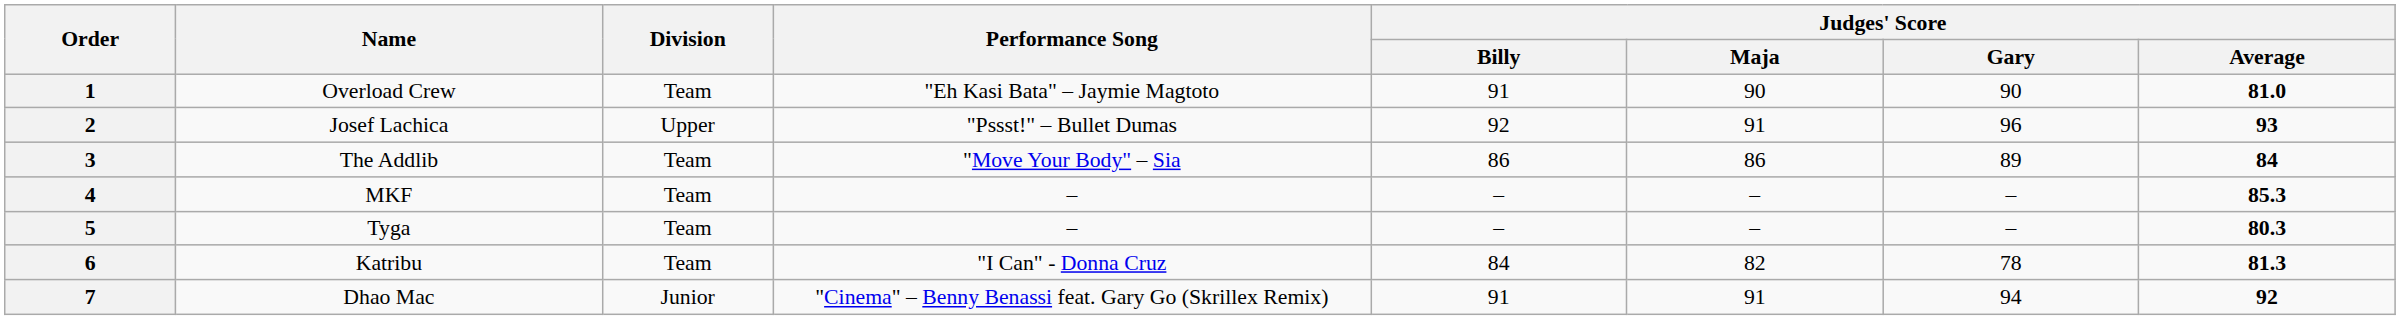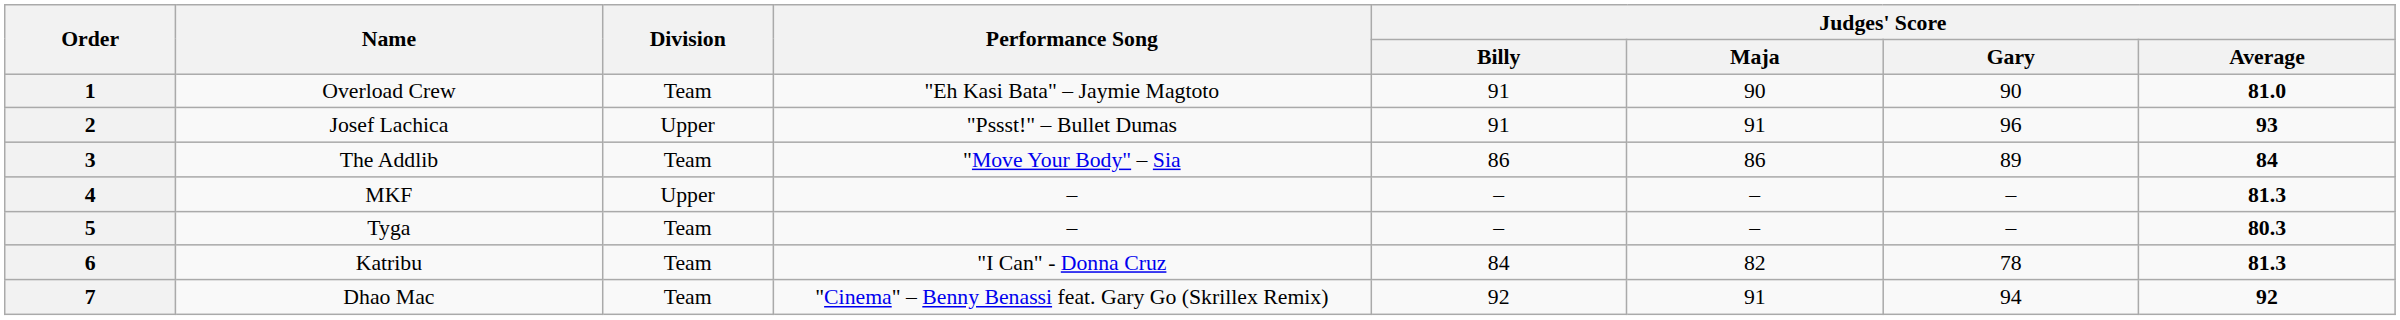(1499, 125) 92 -> (1499, 125) 91
(688, 194) Team -> (688, 194) Upper
(2267, 194) 85.3 -> (2267, 194) 81.3
(688, 297) Junior -> (688, 297) Team
(1499, 297) 91 -> (1499, 297) 92
